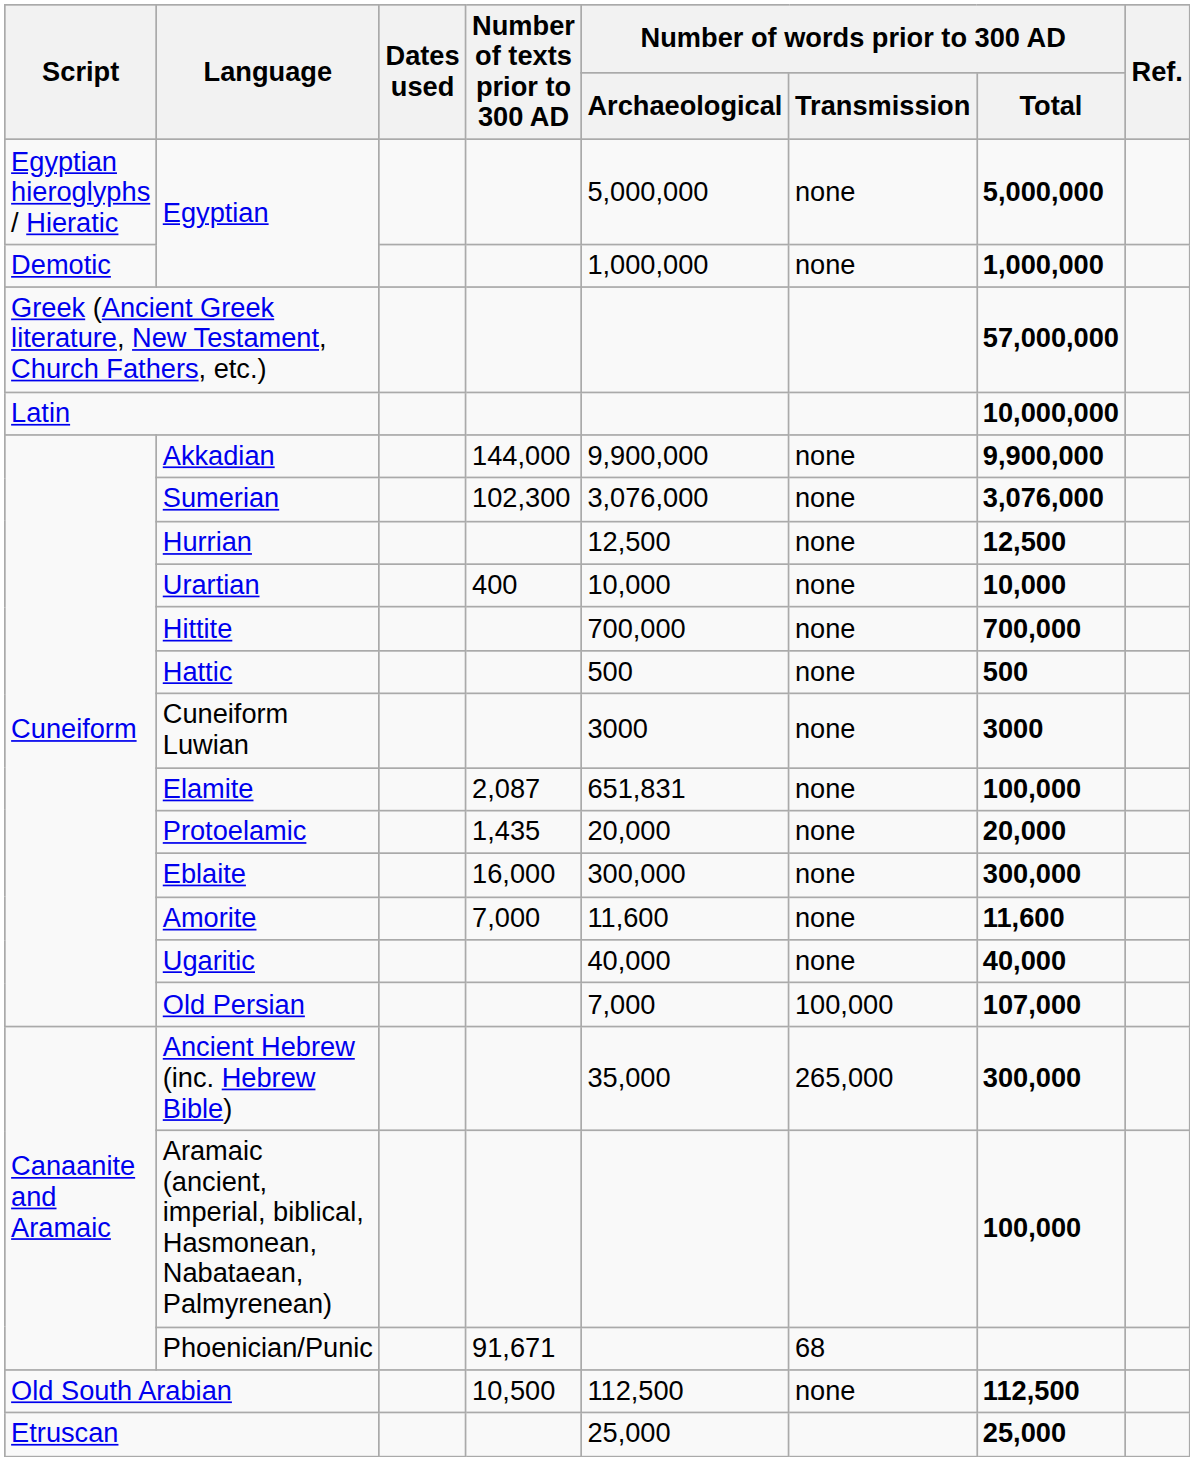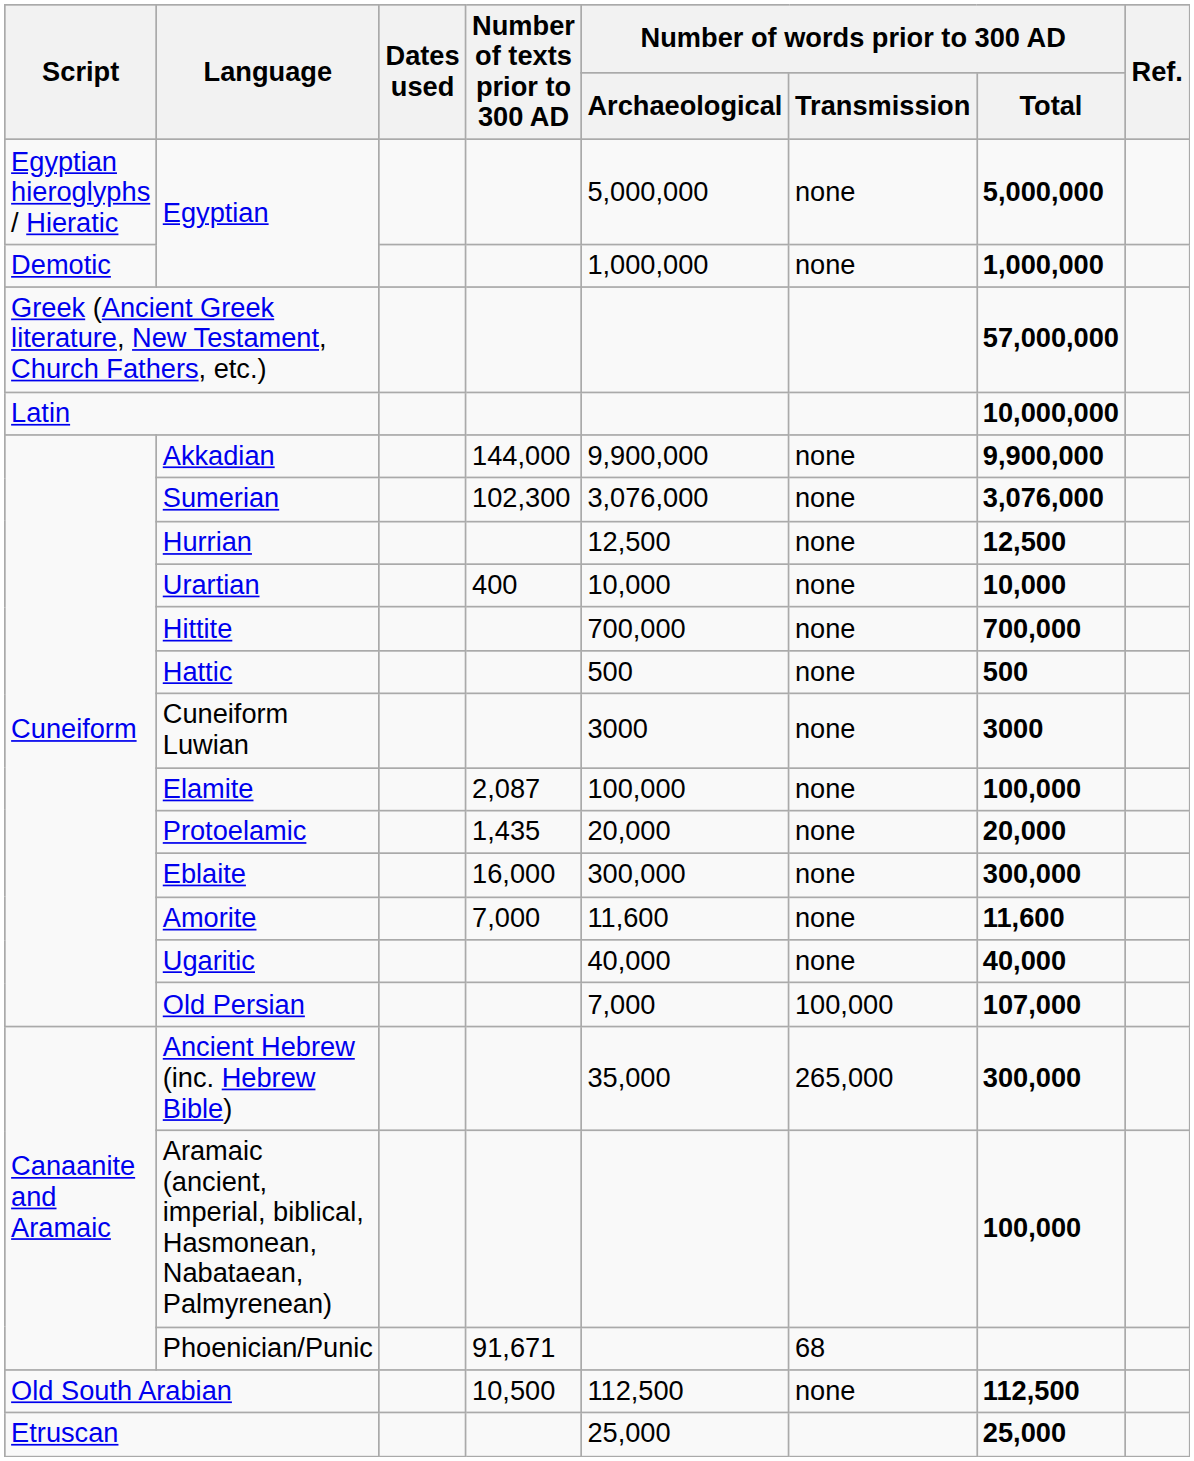(637, 788) 651,831 -> (637, 788) 100,000
